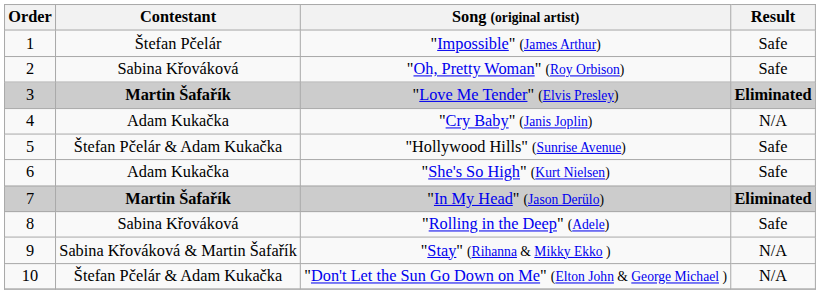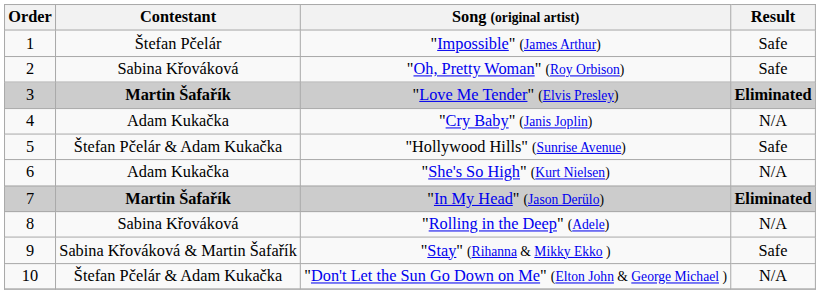(773, 172) Safe -> (773, 172) N/A
(773, 224) Safe -> (773, 224) N/A
(773, 250) N/A -> (773, 250) Safe
